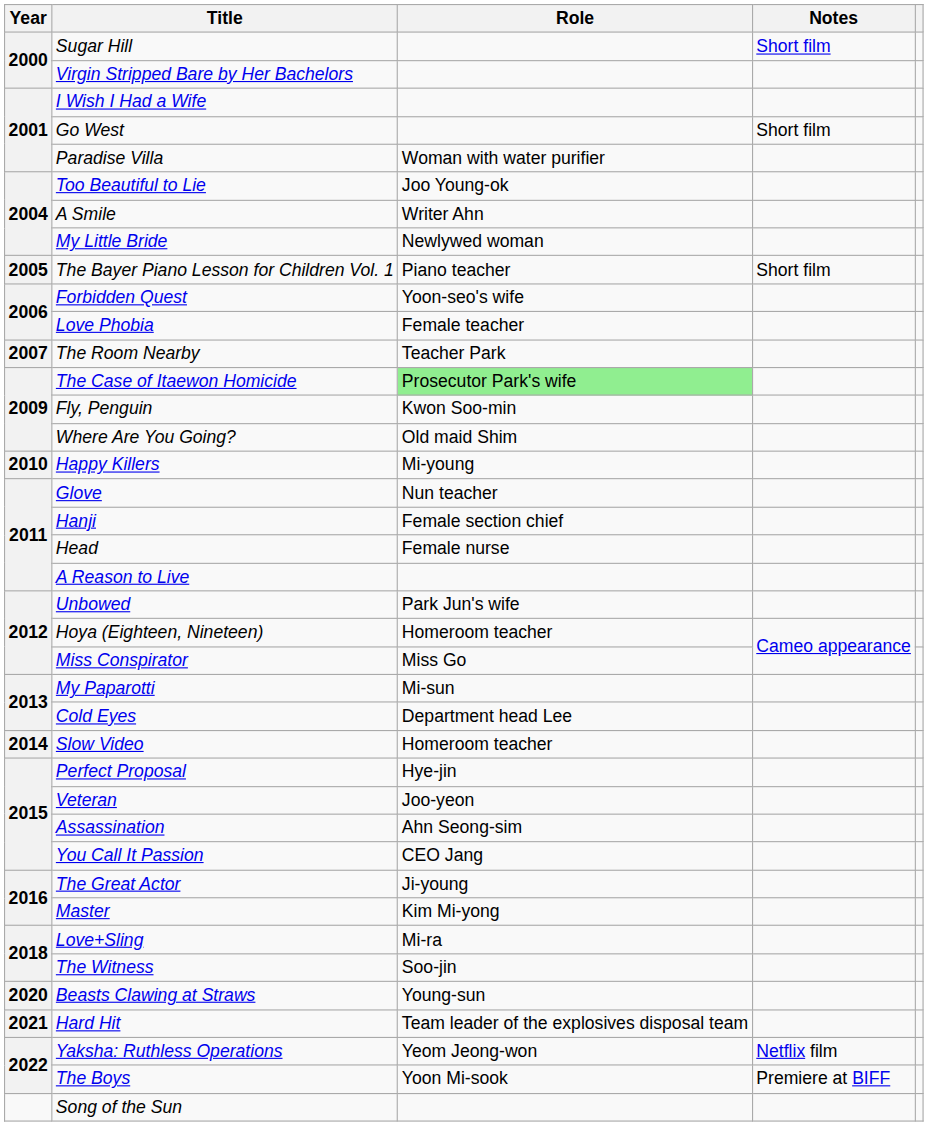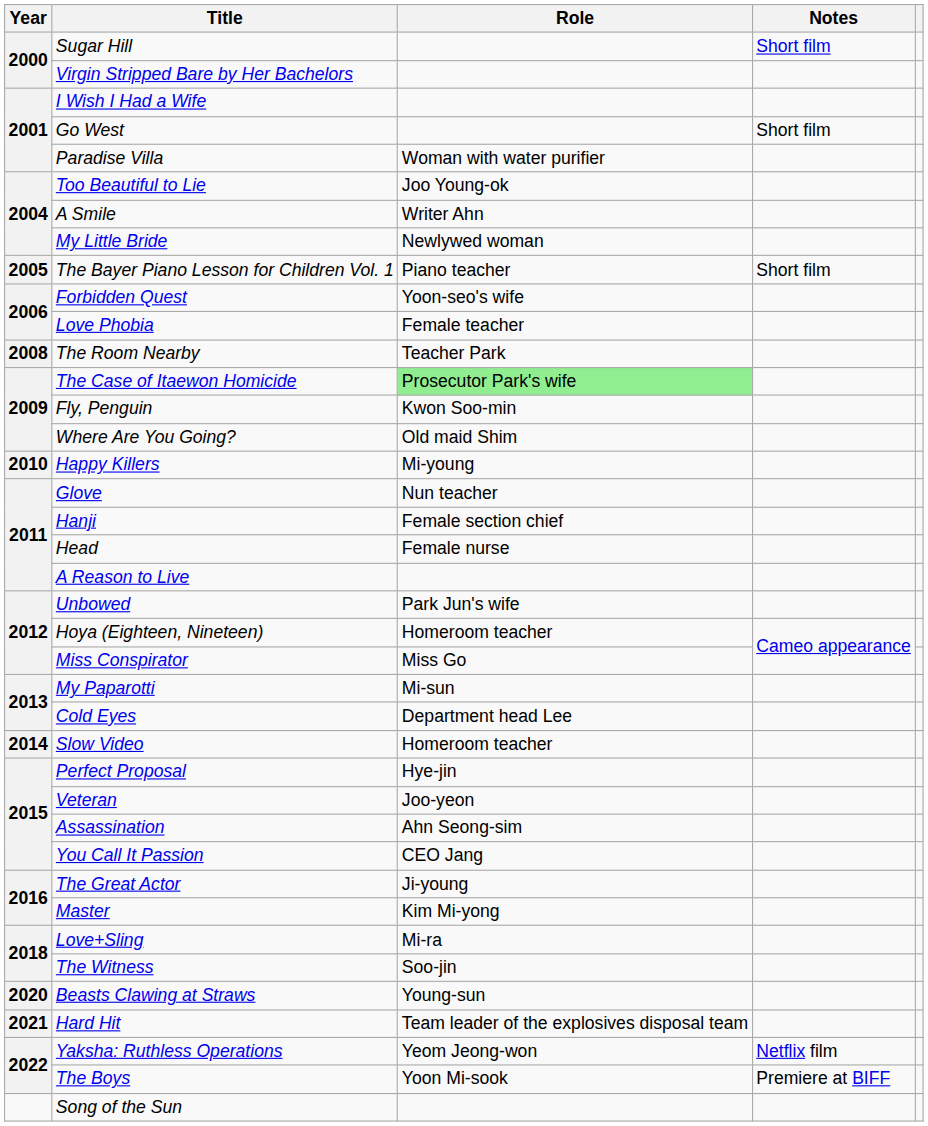(28, 353) 2007 -> (28, 353) 2008
